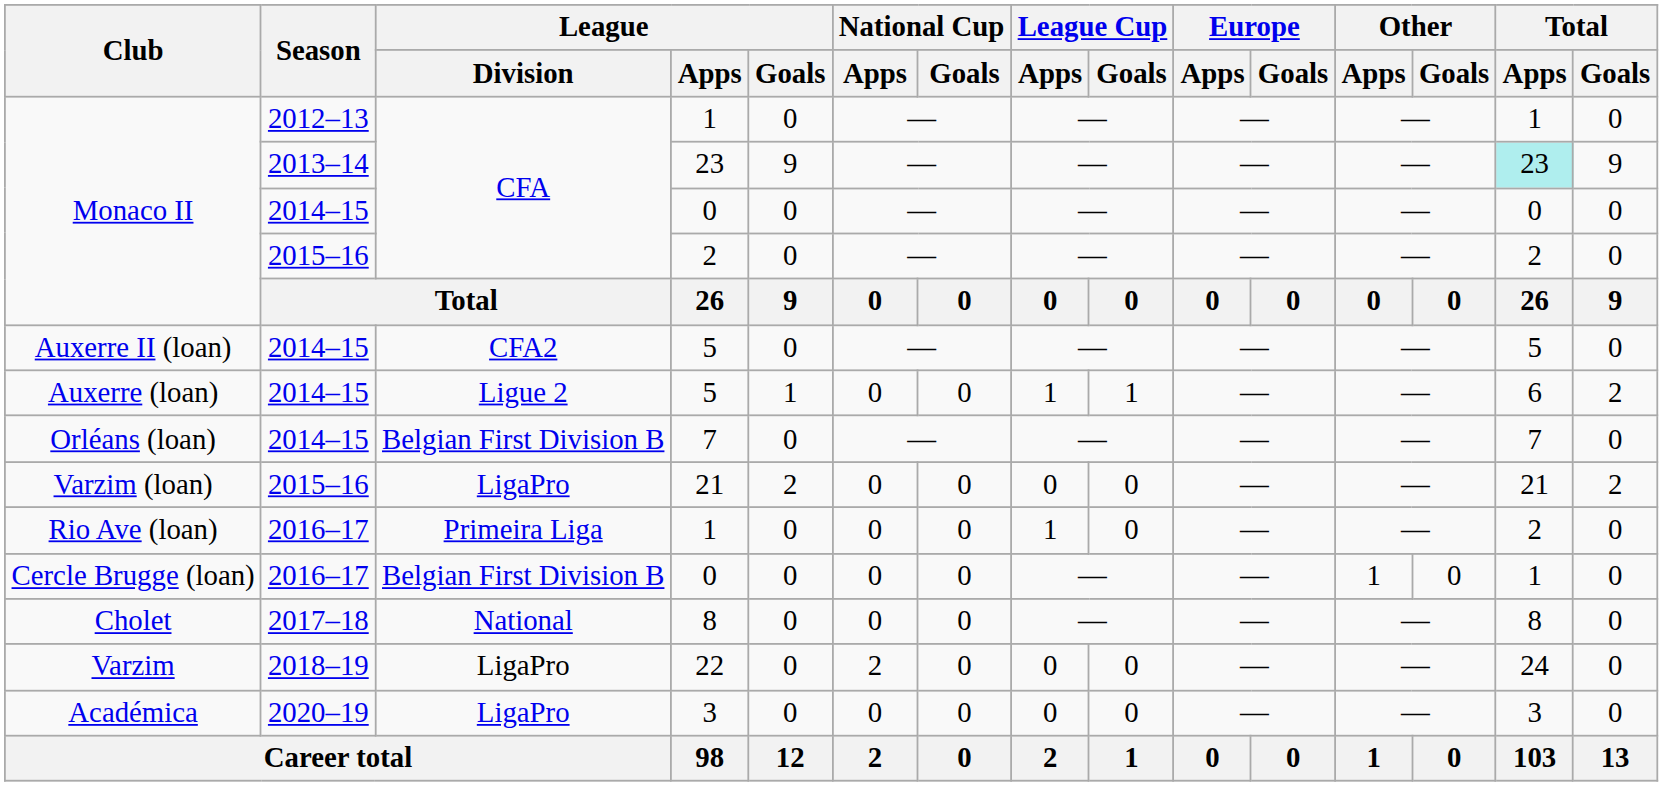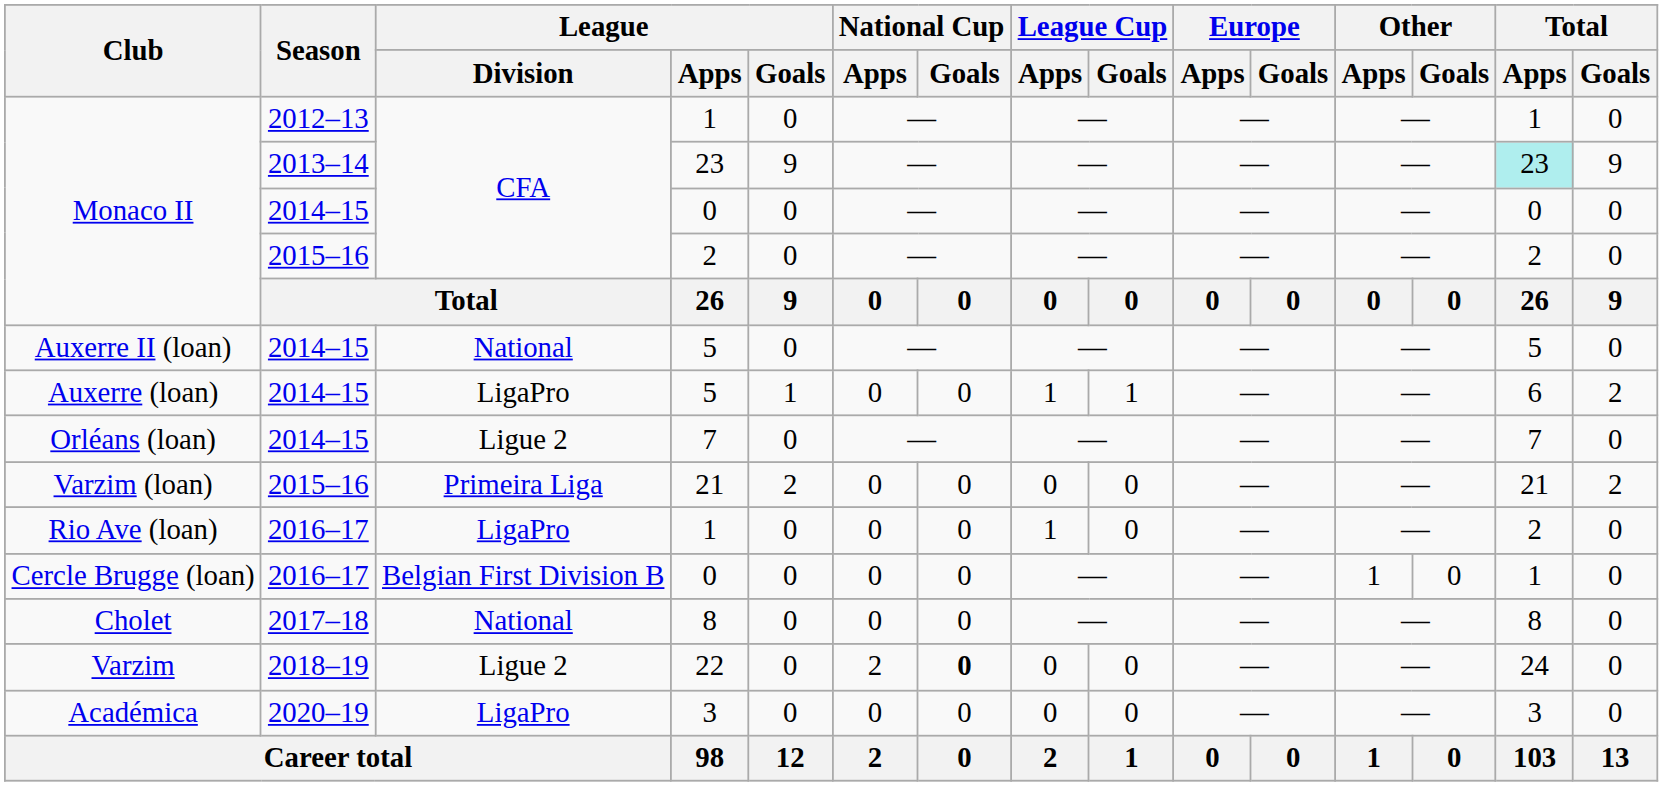(523, 347) CFA2 -> (523, 347) National
(523, 392) Ligue 2 -> (523, 392) LigaPro
(523, 438) Belgian First Division B -> (523, 438) Ligue 2
(523, 484) LigaPro -> (523, 484) Primeira Liga
(523, 529) Primeira Liga -> (523, 529) LigaPro
(523, 666) LigaPro -> (523, 666) Ligue 2
(964, 666) normal -> (964, 666) bold
